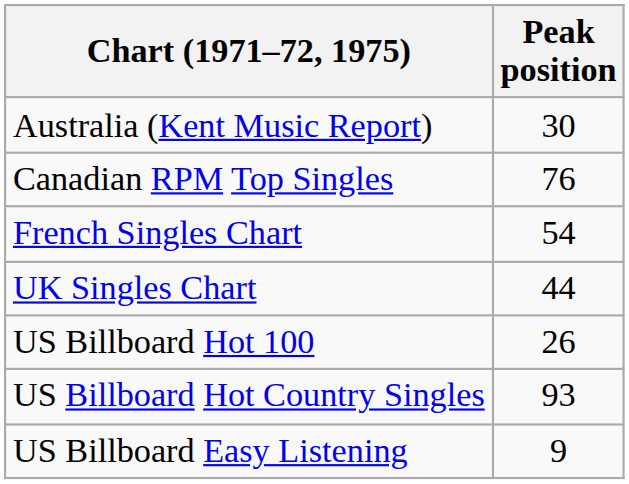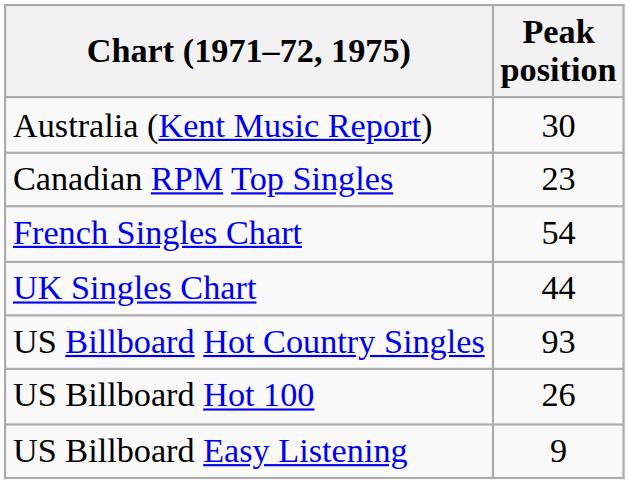(559, 178) 76 -> (559, 178) 23
rows swapped: (249, 395) <-> (164, 341)
